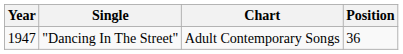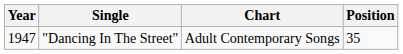(353, 37) 36 -> (353, 37) 35
